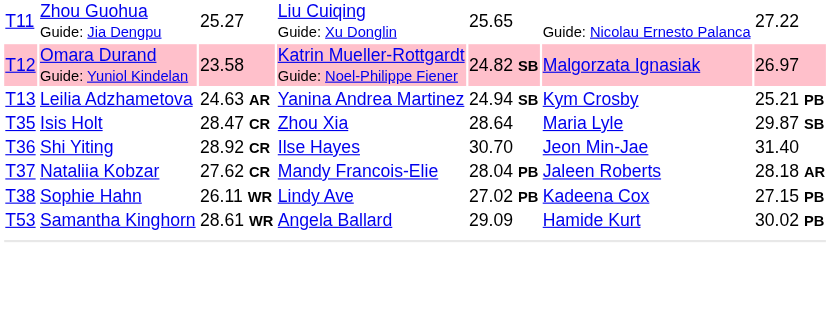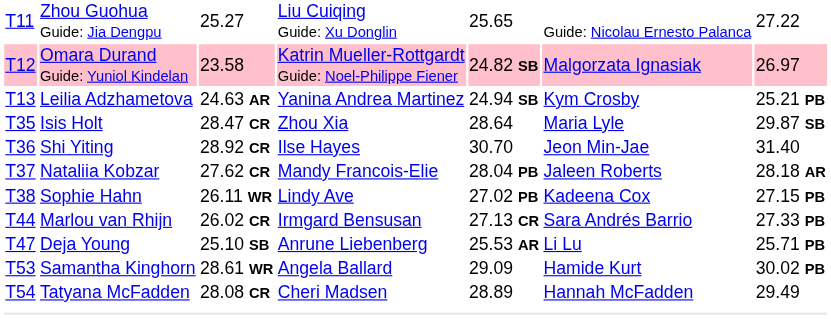+ row: (106, 220)
+ row: (85, 244)
+ row: (115, 292)
